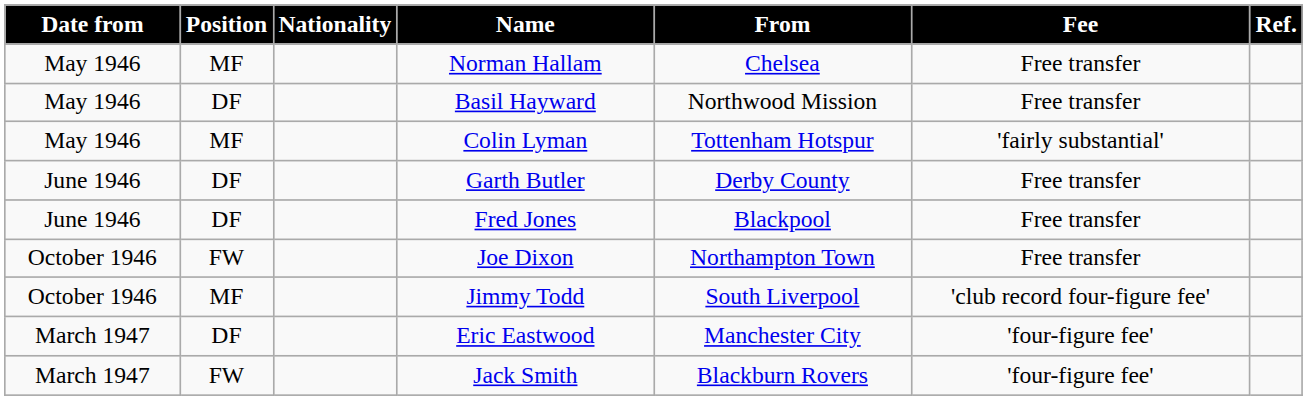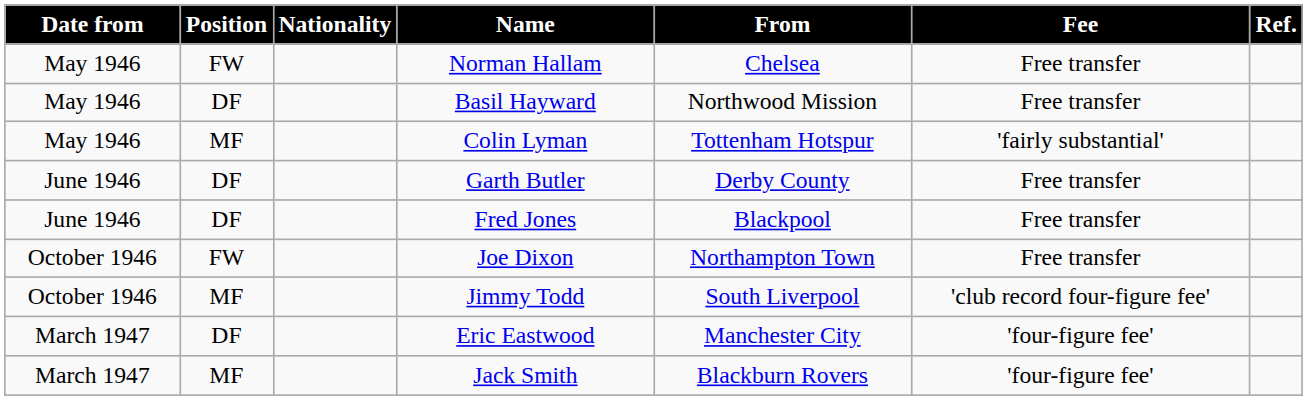(226, 63) MF -> (226, 63) FW
(226, 374) FW -> (226, 374) MF
